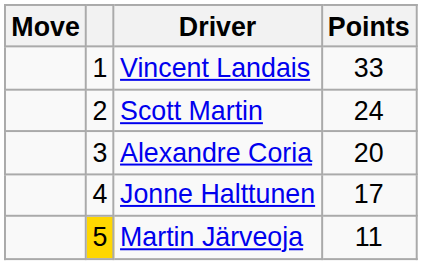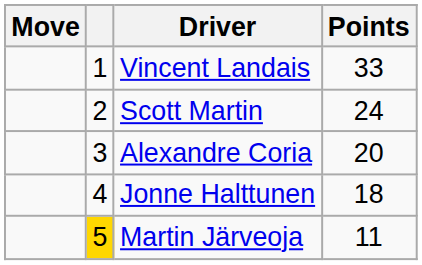(369, 195) 17 -> (369, 195) 18
